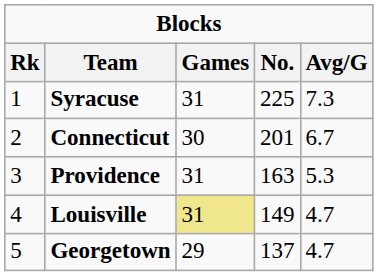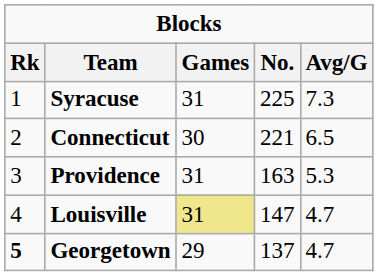(277, 137) 201 -> (277, 137) 221
(320, 137) 6.7 -> (320, 137) 6.5
(277, 213) 149 -> (277, 213) 147
(16, 251) normal -> (16, 251) bold
